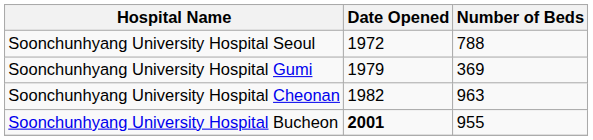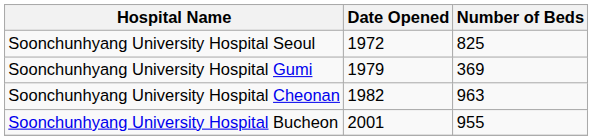(471, 43) 788 -> (471, 43) 825
(366, 122) bold -> (366, 122) normal
